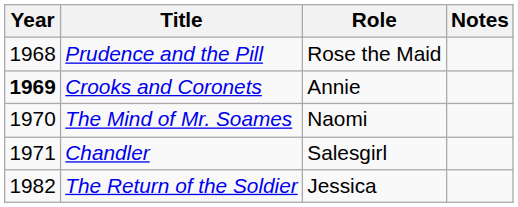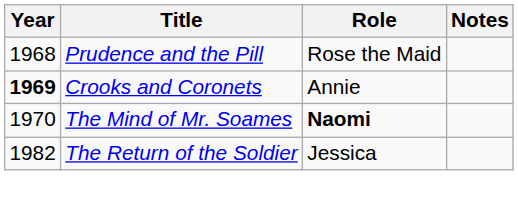(337, 119) normal -> (339, 119) bold
- row: (108, 152)
